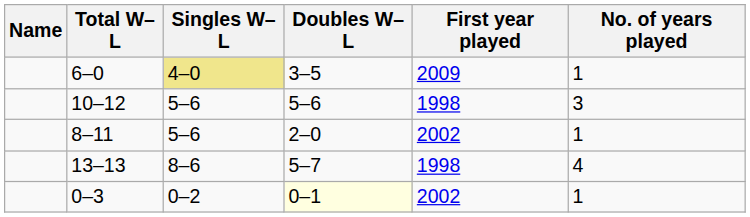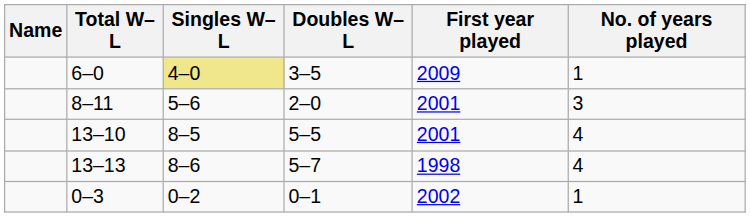- row: (98, 103)
(439, 134) 2002 -> (439, 103) 2001
(578, 134) 1 -> (578, 103) 3
+ row: (98, 134)
(305, 196) lightyellow background -> (305, 196) no background
